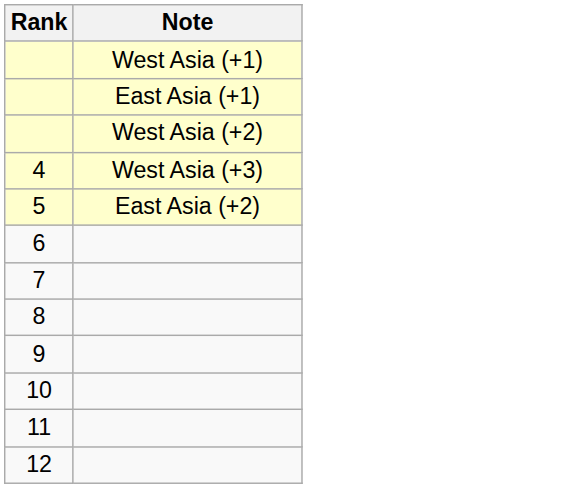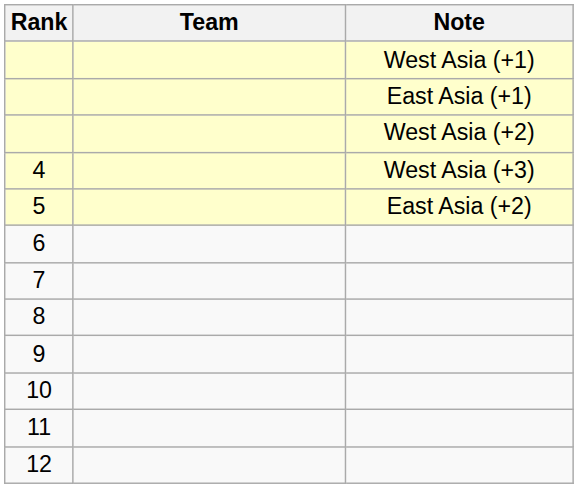+ column: (209, 22)
